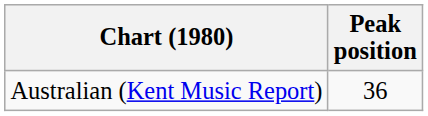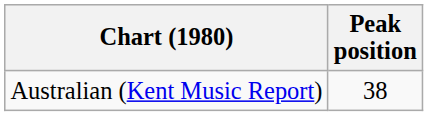(375, 90) 36 -> (375, 90) 38
